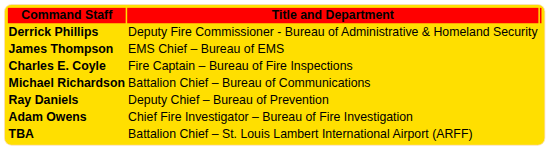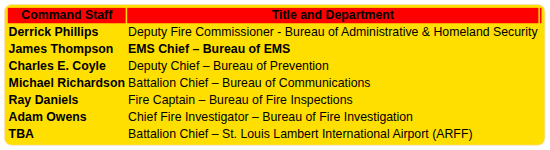(206, 49) normal -> (209, 49) bold
(240, 66) Fire Captain – Bureau of Fire Inspections -> (228, 66) Deputy Chief – Bureau of Prevention
(228, 100) Deputy Chief – Bureau of Prevention -> (240, 100) Fire Captain – Bureau of Fire Inspections
